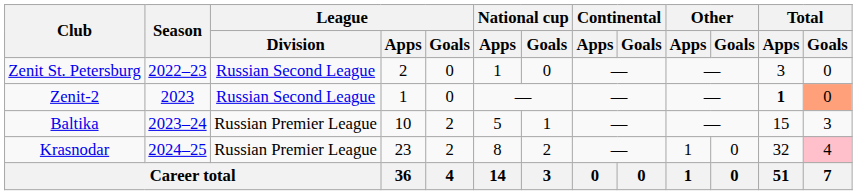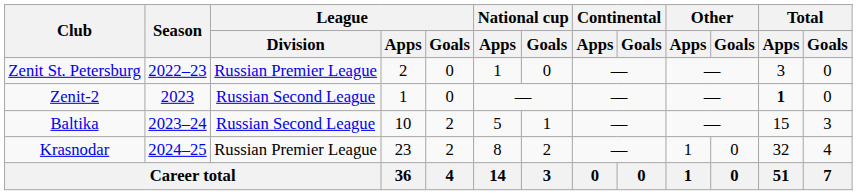(296, 70) Russian Second League -> (296, 70) Russian Premier League
(827, 96) lightsalmon background -> (827, 96) no background
(296, 123) Russian Premier League -> (296, 123) Russian Second League
(827, 149) pink background -> (827, 149) no background
